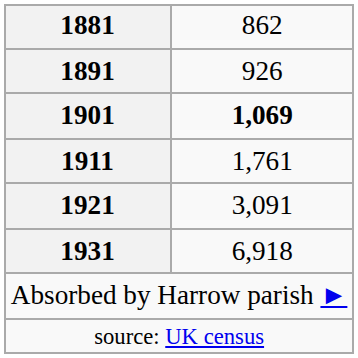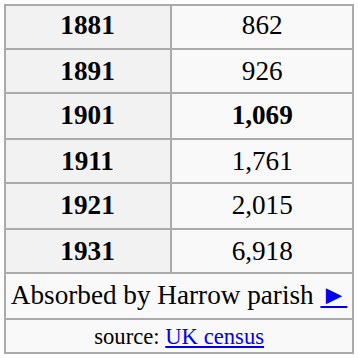(262, 205) 3,091 -> (262, 205) 2,015
